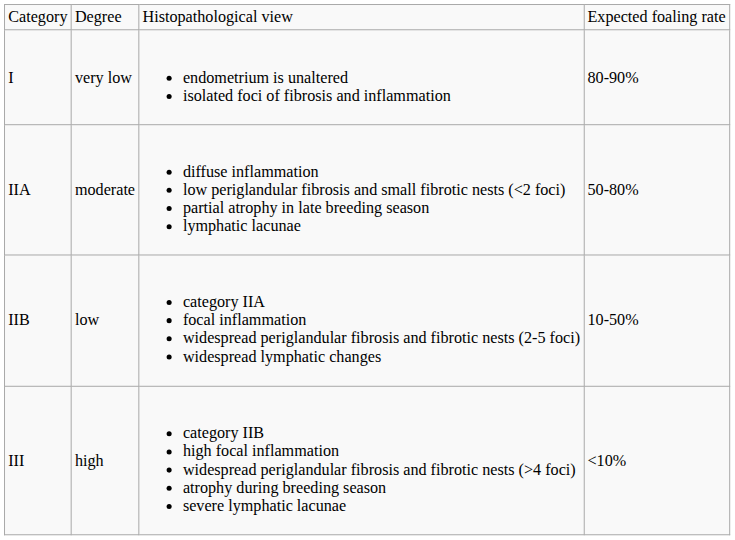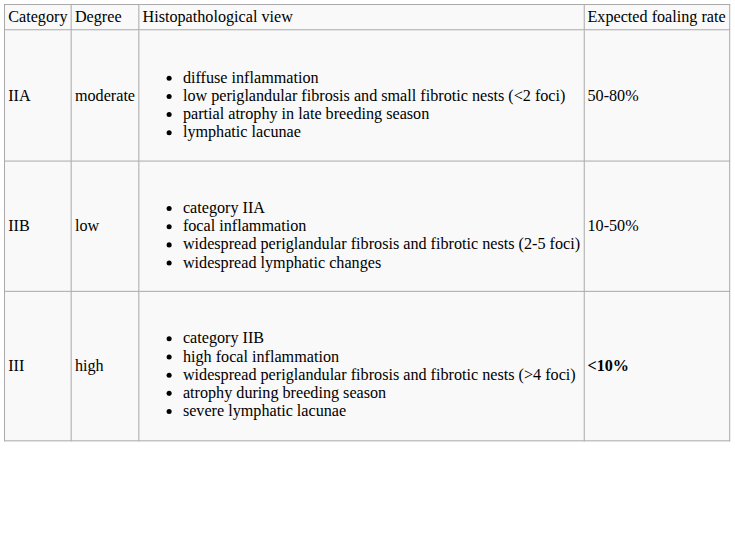- row: (11, 77)
(607, 460) normal -> (608, 365) bold
